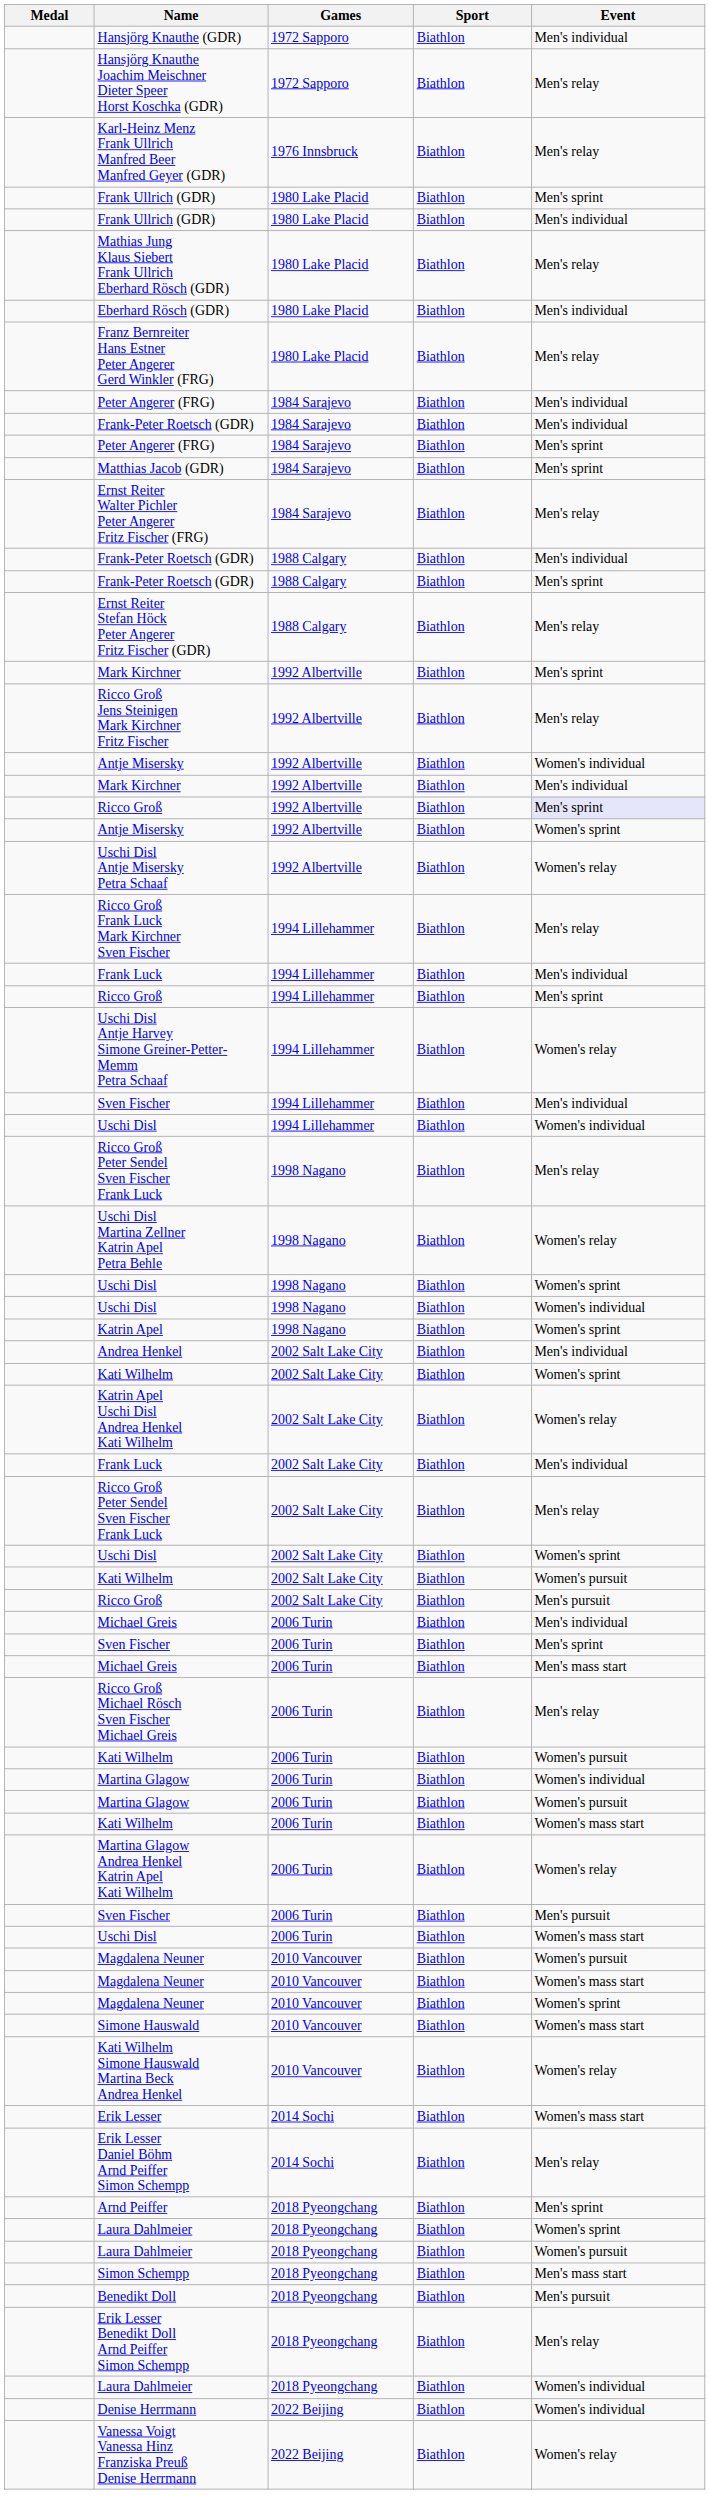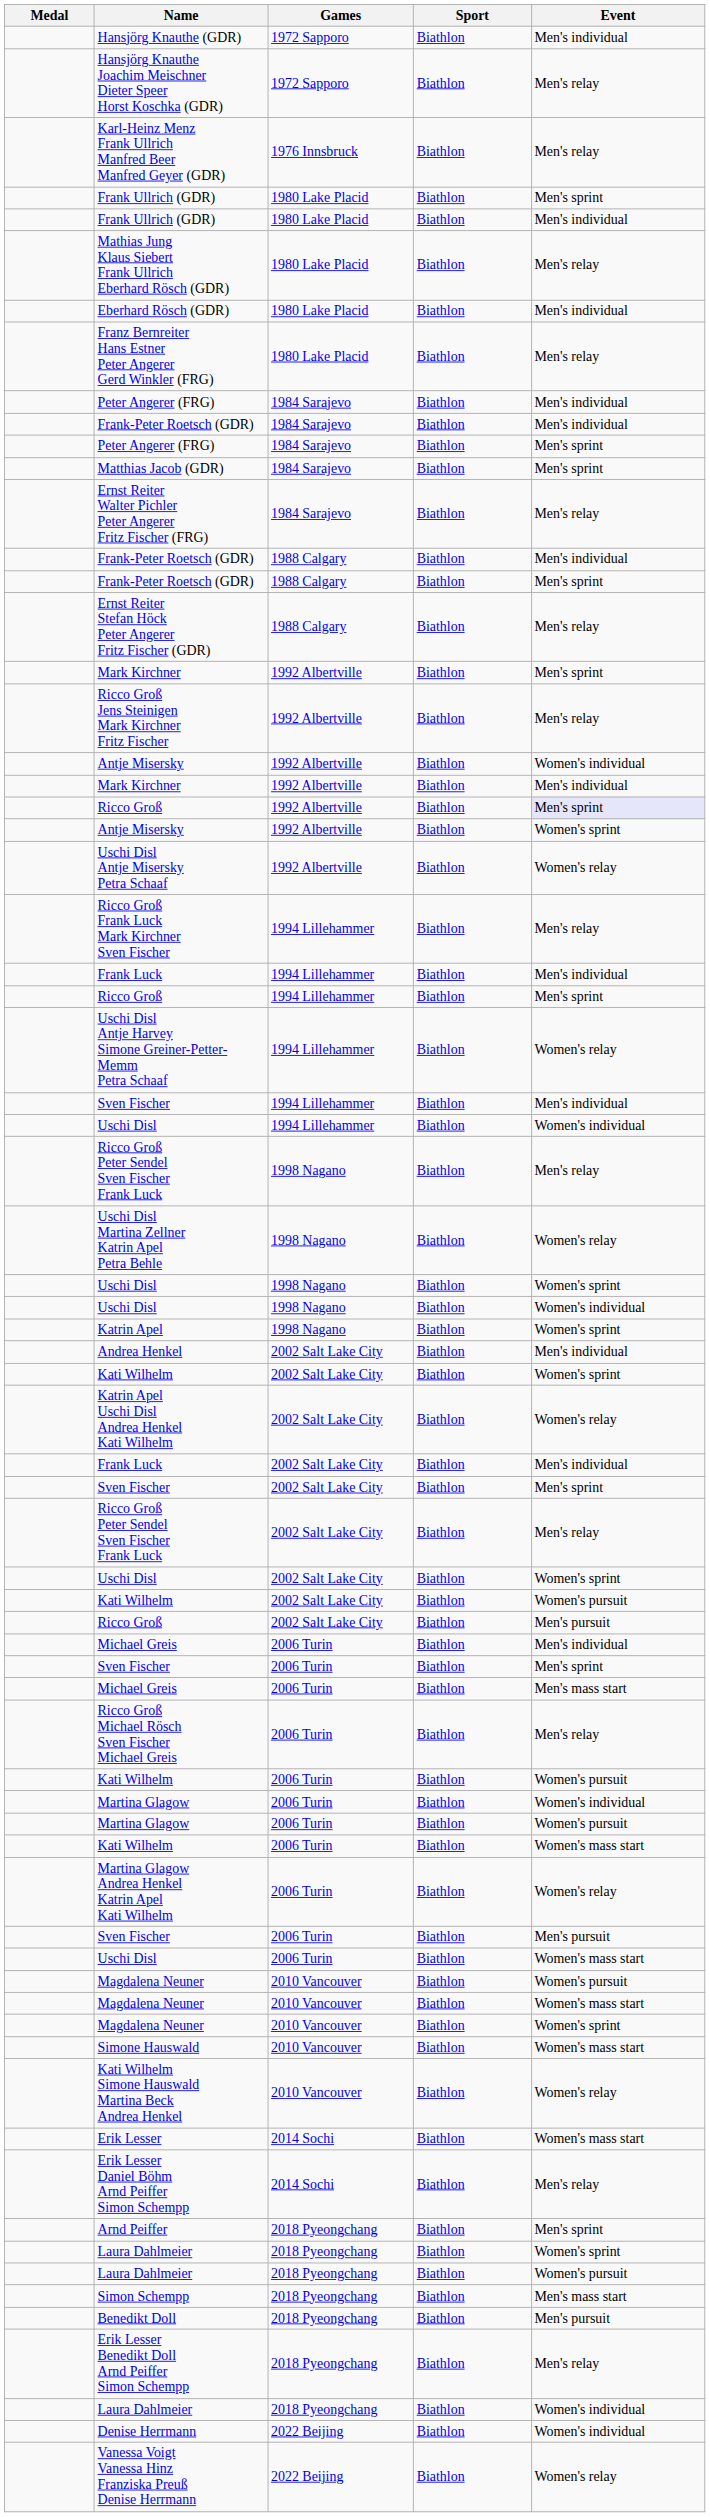+ row: (134, 1487)
